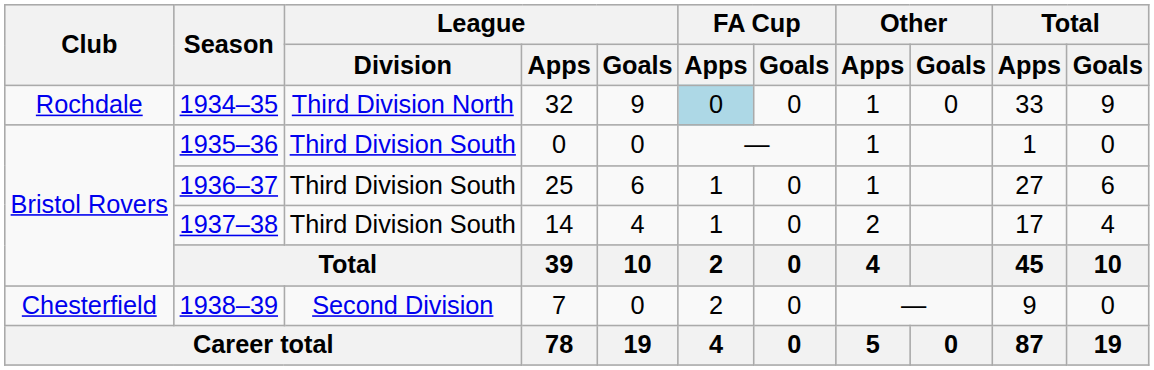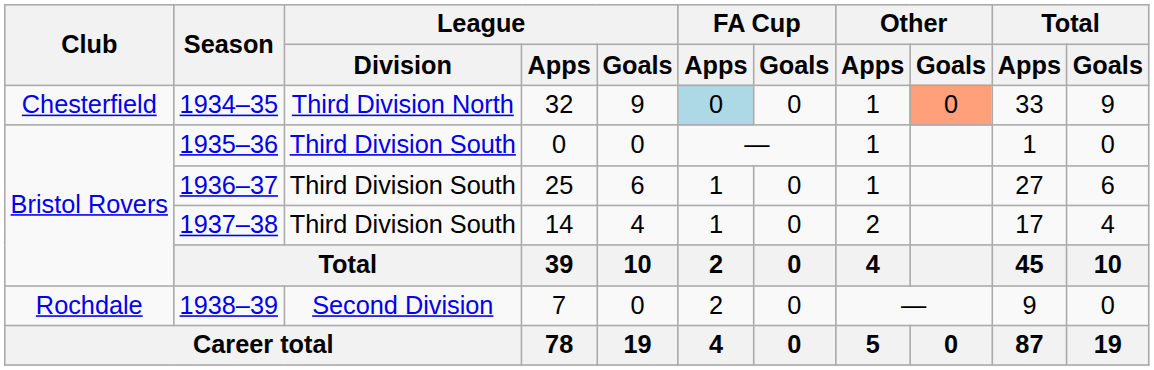(89, 104) Rochdale -> (89, 104) Chesterfield
(951, 104) no background -> (951, 104) lightsalmon background
(89, 305) Chesterfield -> (89, 305) Rochdale
